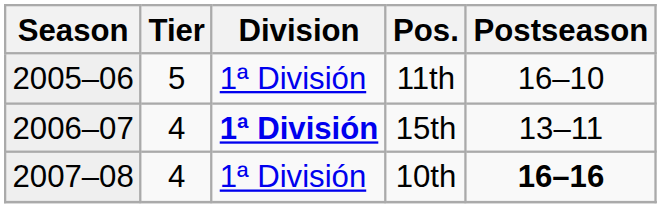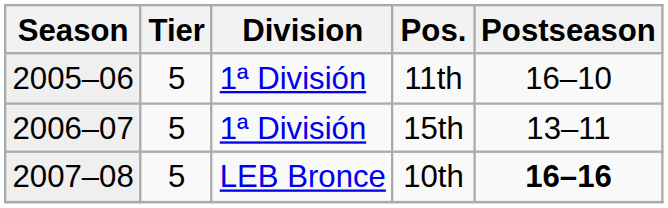(177, 127) 4 -> (177, 127) 5
(299, 127) bold -> (293, 127) normal
(177, 177) 4 -> (177, 177) 5
(293, 177) 1ª División -> (303, 177) LEB Bronce
